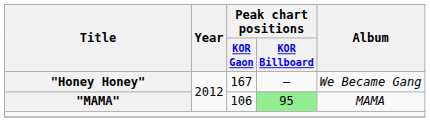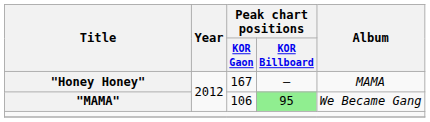(371, 82) We Became Gang -> (371, 82) MAMA
(371, 101) MAMA -> (371, 101) We Became Gang
